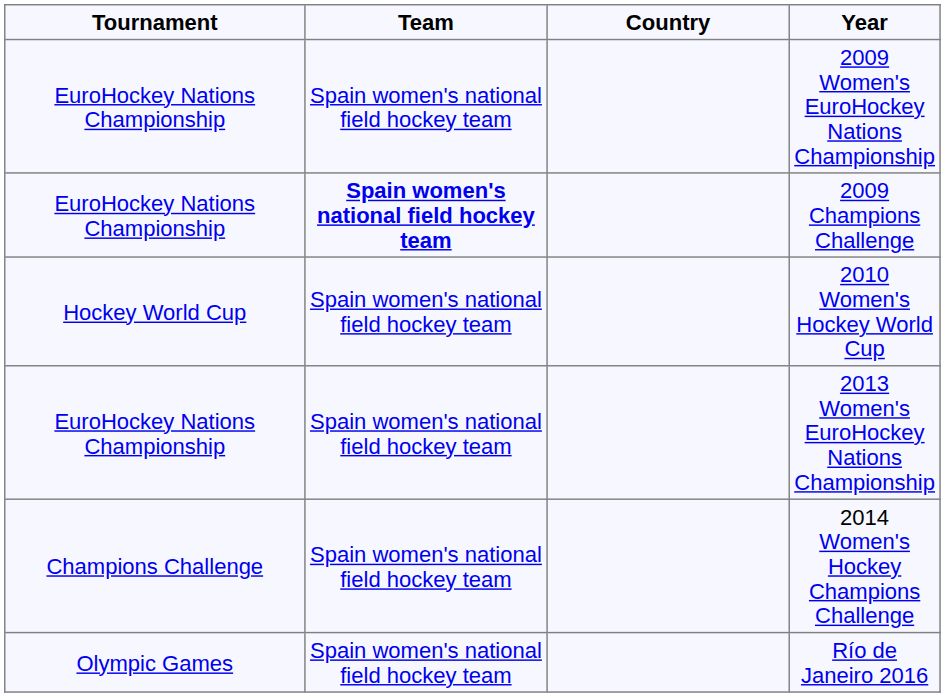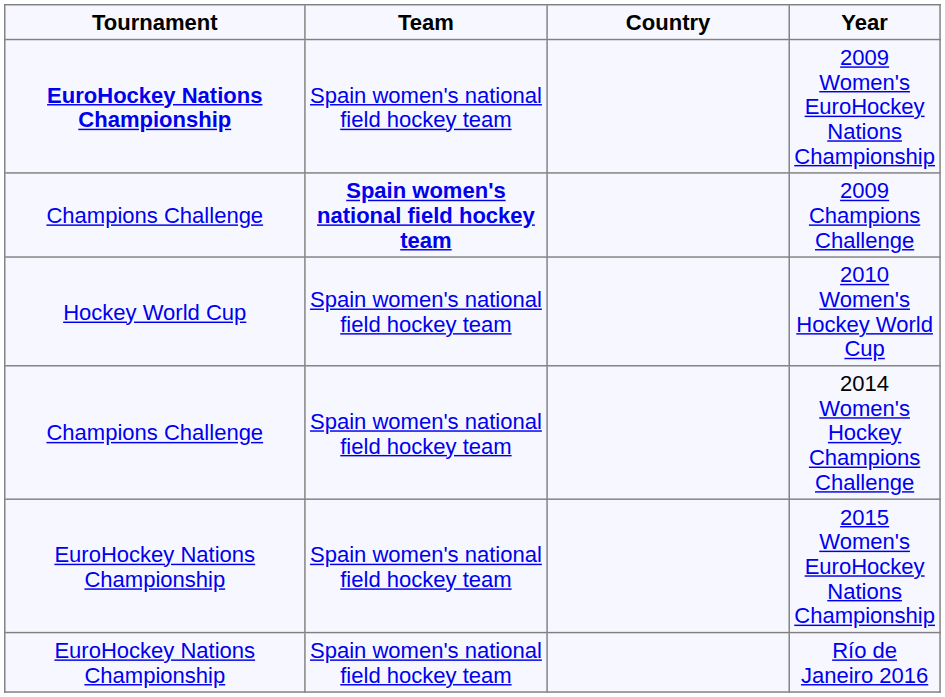(155, 106) normal -> (155, 106) bold
(155, 215) EuroHockey Nations Championship -> (155, 215) Champions Challenge
- row: (865, 432)
+ row: (865, 566)
(155, 662) Olympic Games -> (155, 662) EuroHockey Nations Championship
